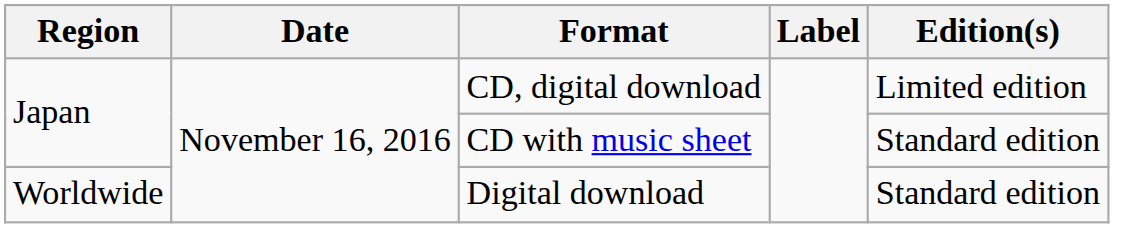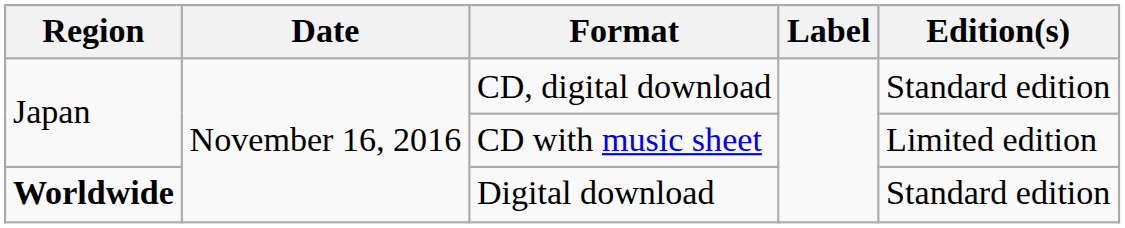(981, 85) Limited edition -> (998, 85) Standard edition
(988, 139) Standard edition -> (992, 139) Limited edition
(88, 193) normal -> (93, 193) bold
